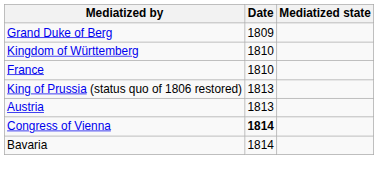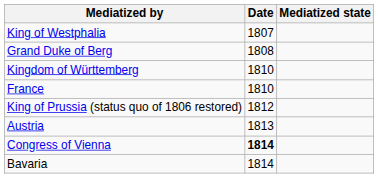+ row: (56, 32)
(261, 32) 1809 -> (261, 51) 1808
(261, 88) 1813 -> (261, 107) 1812
